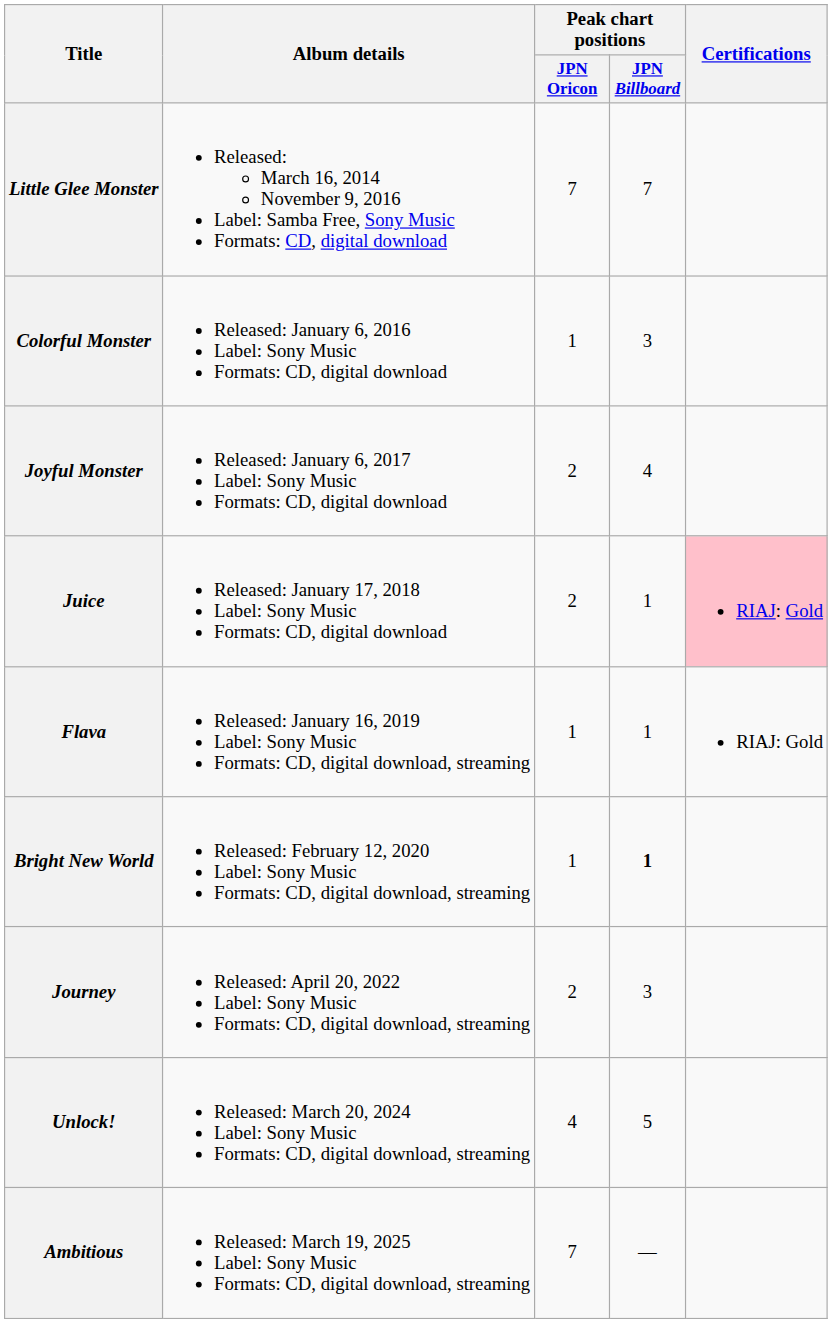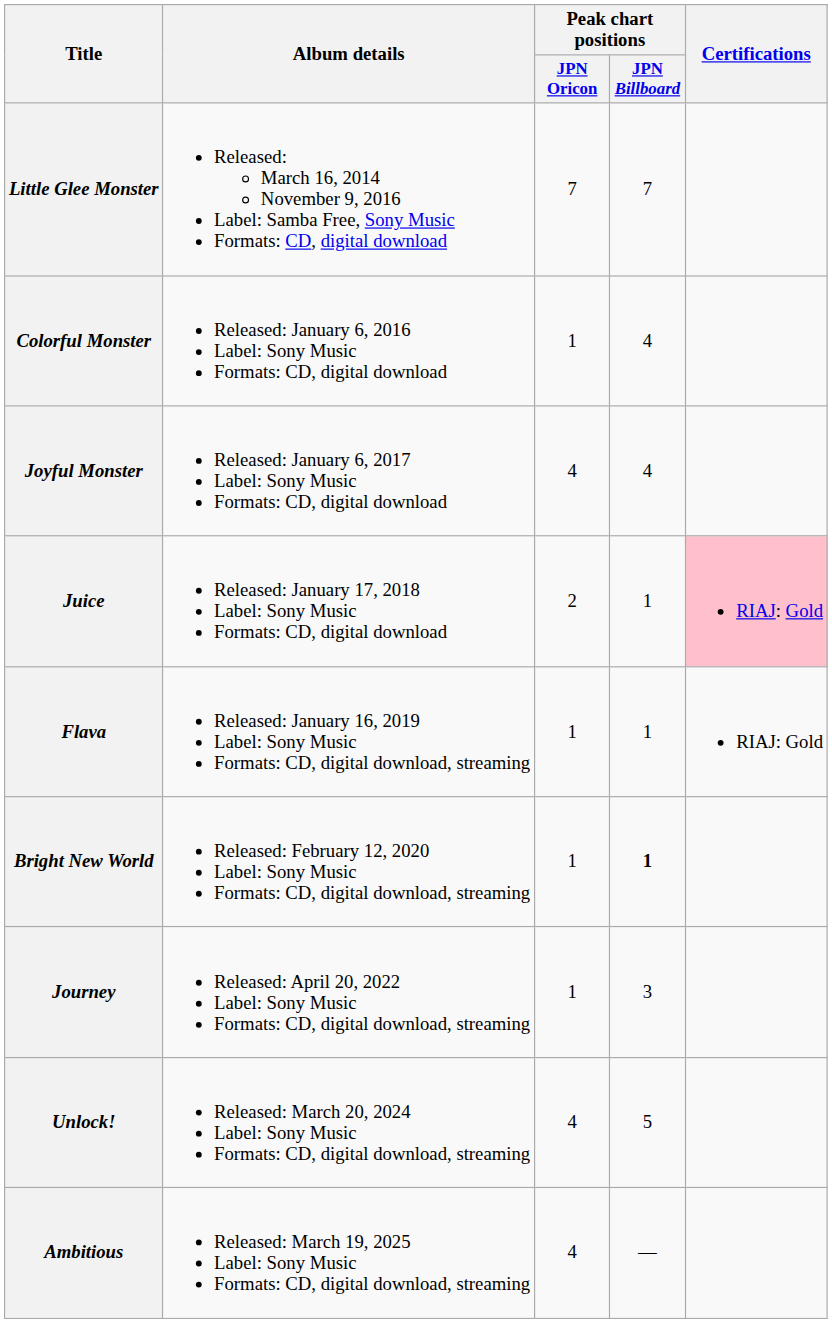(647, 340) 3 -> (647, 340) 4
(572, 470) 2 -> (572, 470) 4
(572, 992) 2 -> (572, 992) 1
(572, 1252) 7 -> (572, 1252) 4
